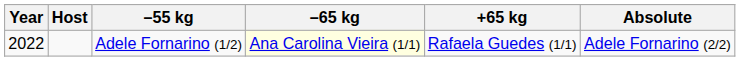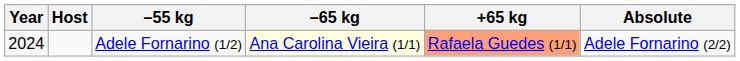(26, 43) 2022 -> (26, 43) 2024
(502, 43) no background -> (502, 43) lightsalmon background
